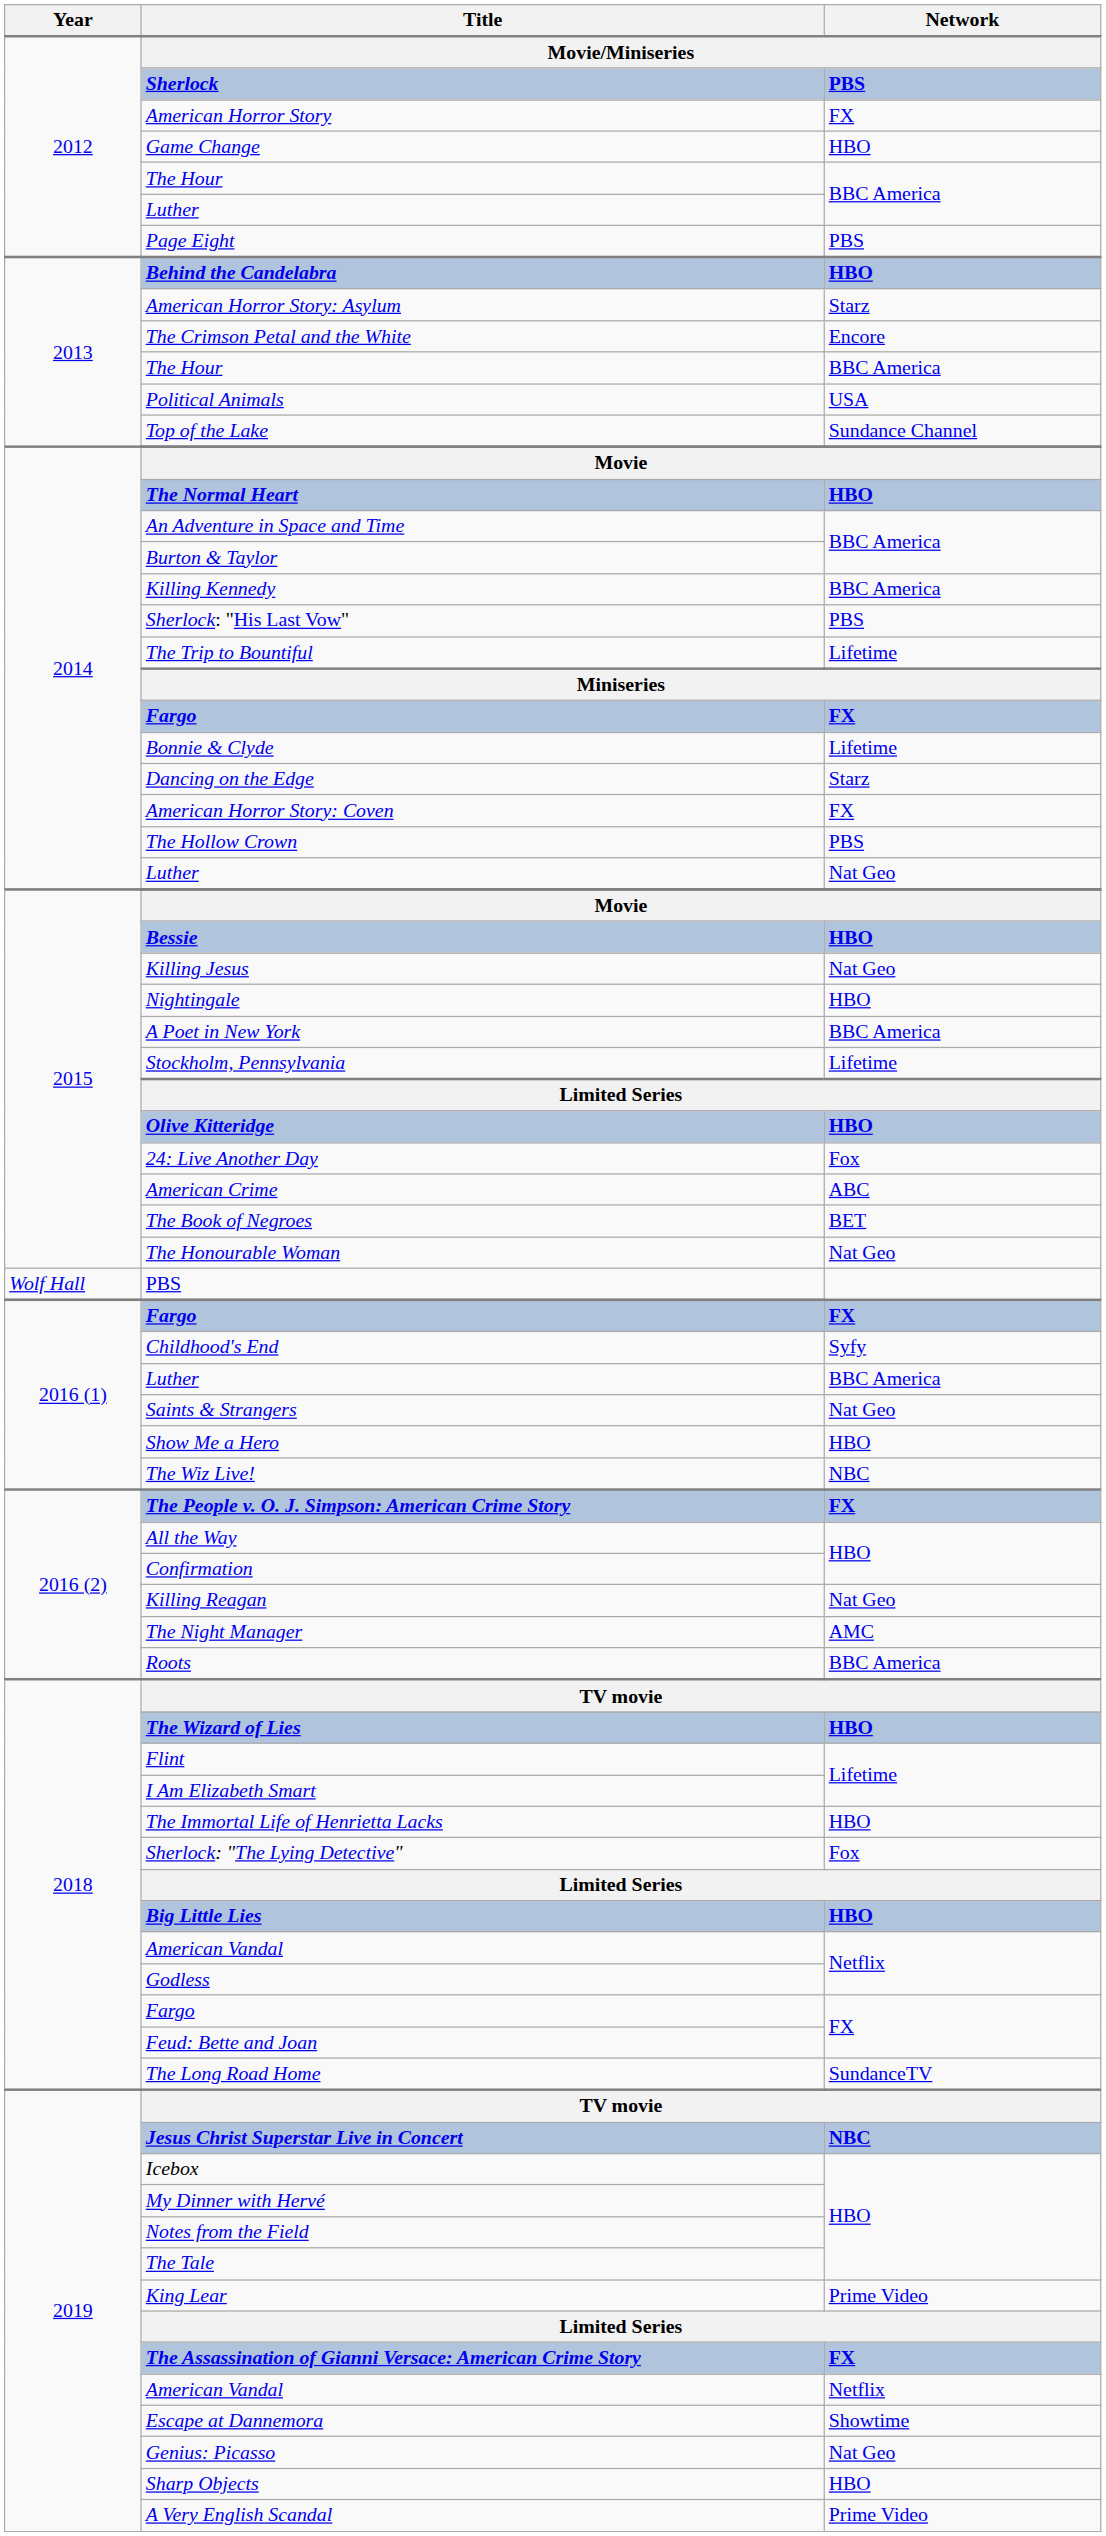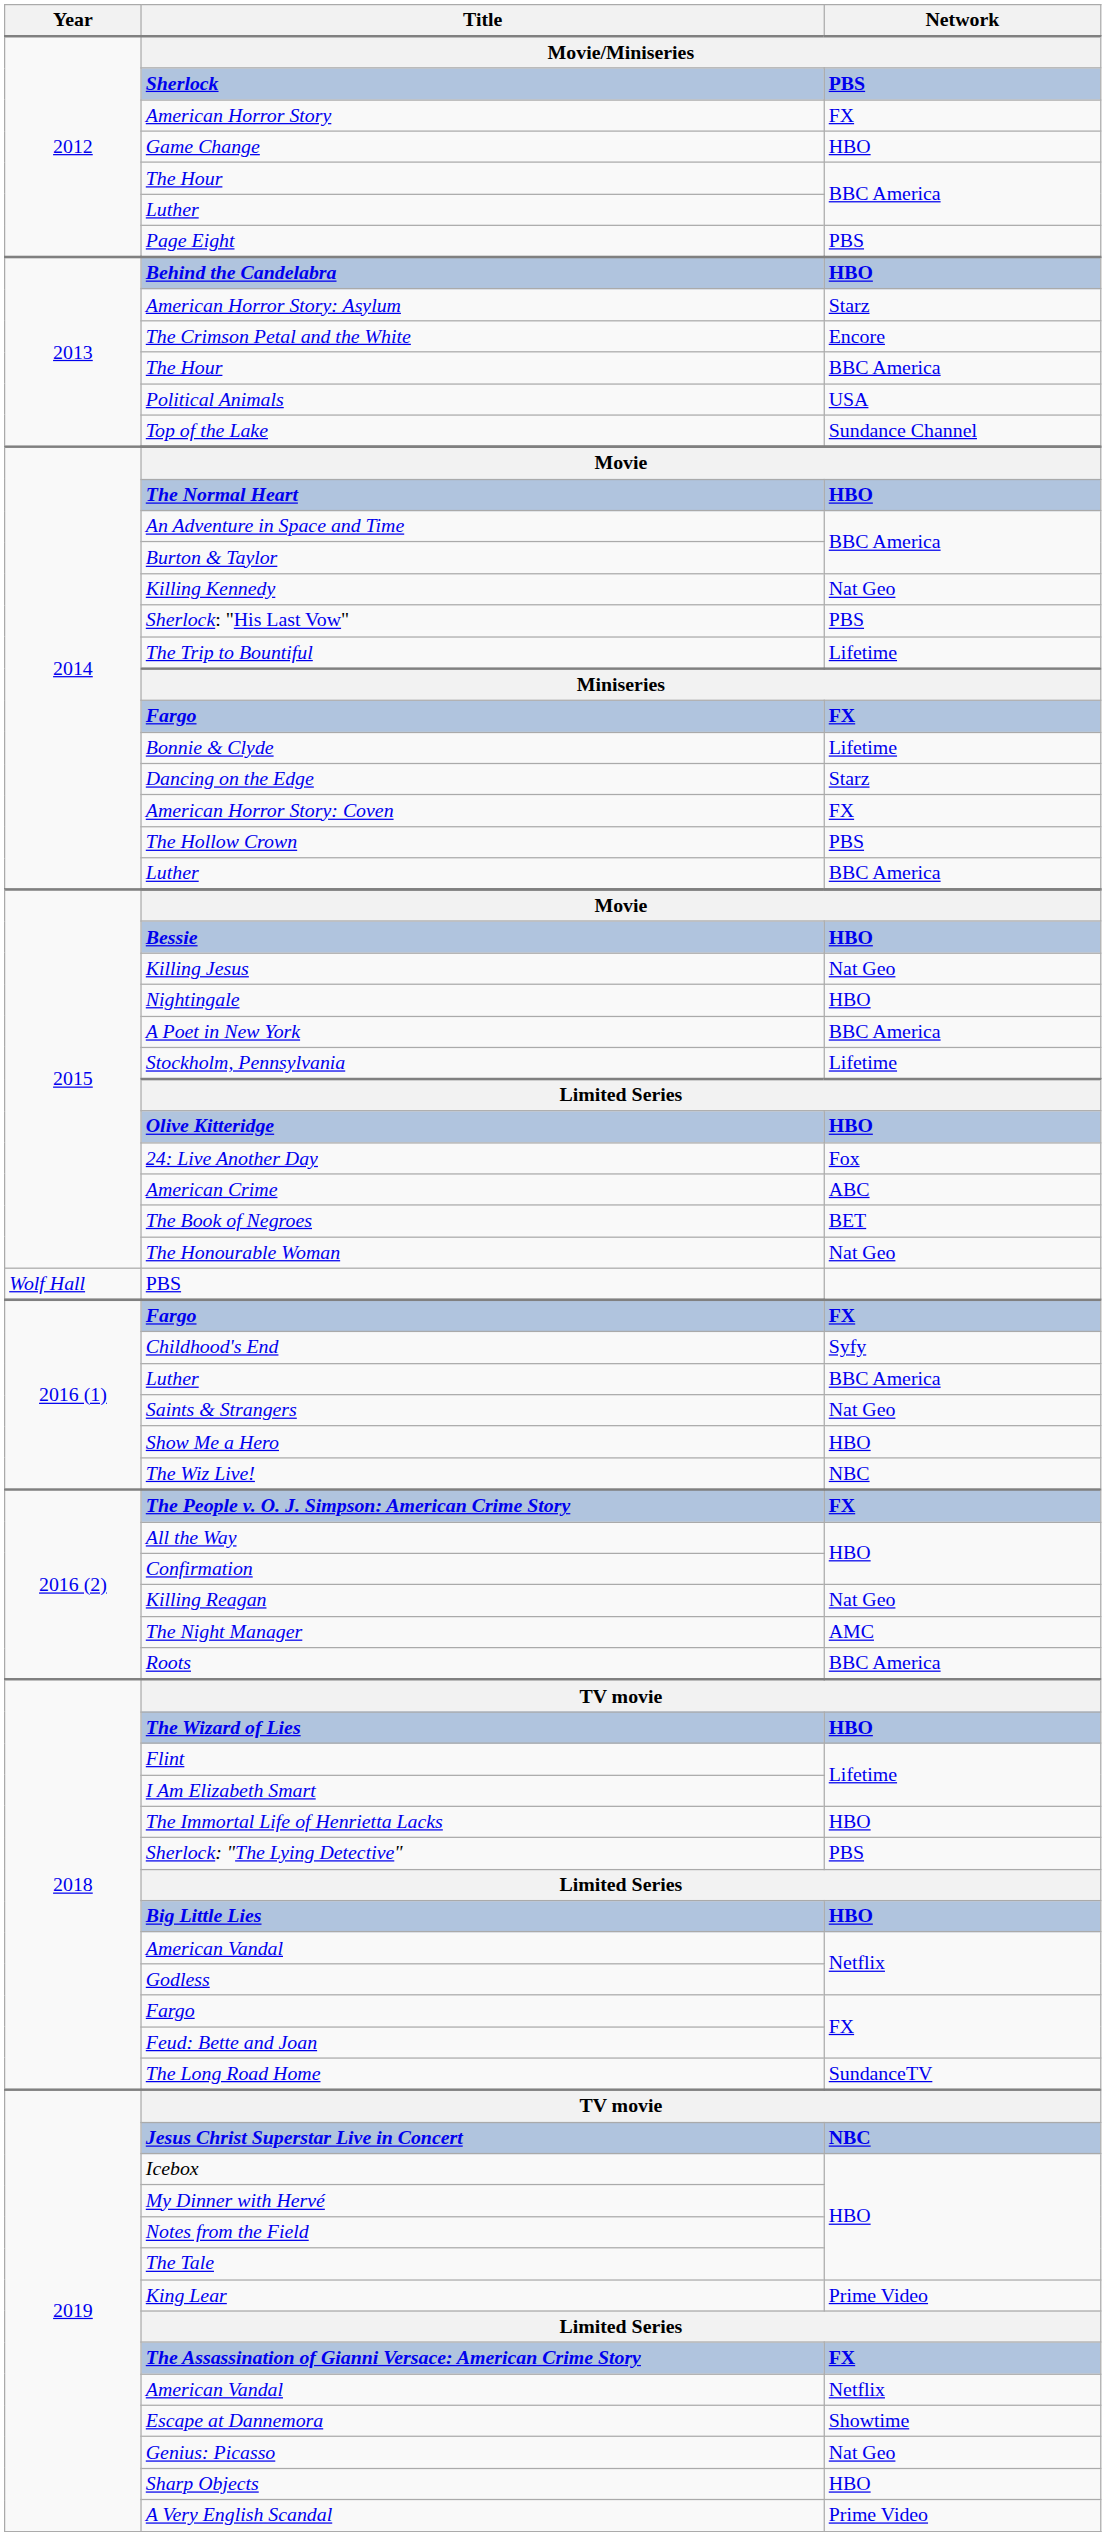(885, 589) BBC America -> (862, 589) Nat Geo
(862, 873) Nat Geo -> (885, 873) BBC America
(844, 1853) Fox -> (846, 1853) PBS
